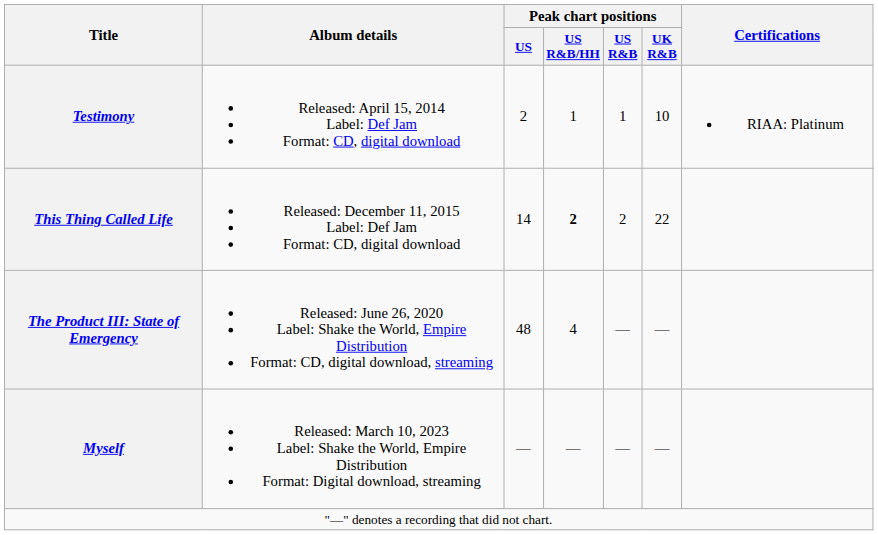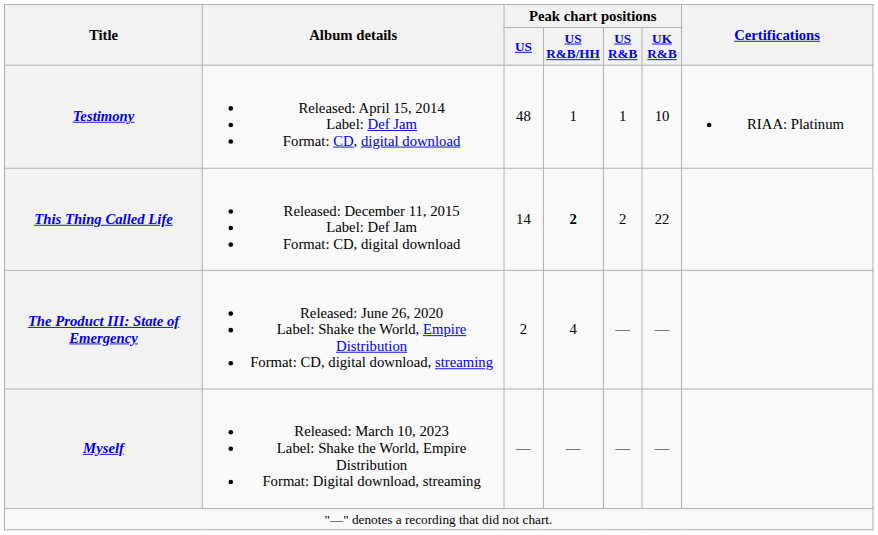(523, 116) 2 -> (523, 116) 48
(523, 329) 48 -> (523, 329) 2
